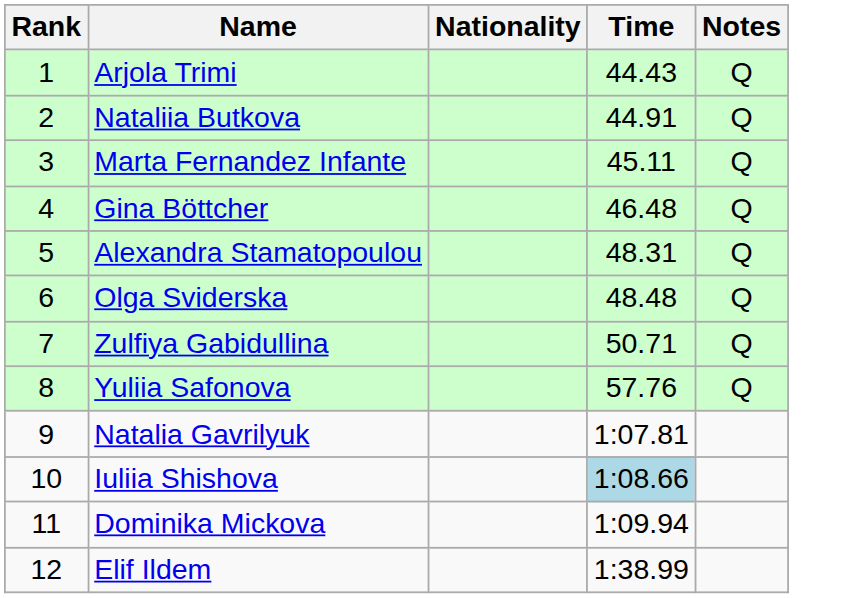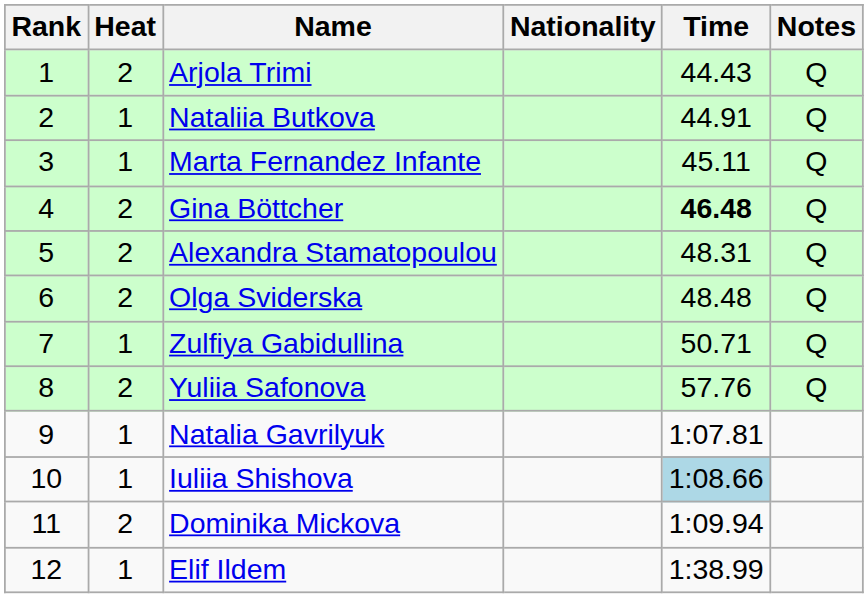+ column: (125, 27)
(641, 207) normal -> (716, 207) bold
